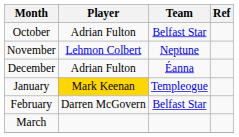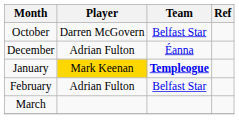(103, 31) Adrian Fulton -> (102, 31) Darren McGovern
- row: (31, 50)
(179, 86) normal -> (179, 68) bold
(103, 104) Darren McGovern -> (102, 86) Adrian Fulton
